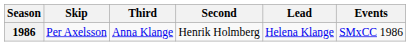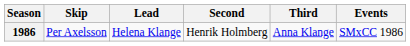columns swapped: (143, 13) <-> (300, 13)
